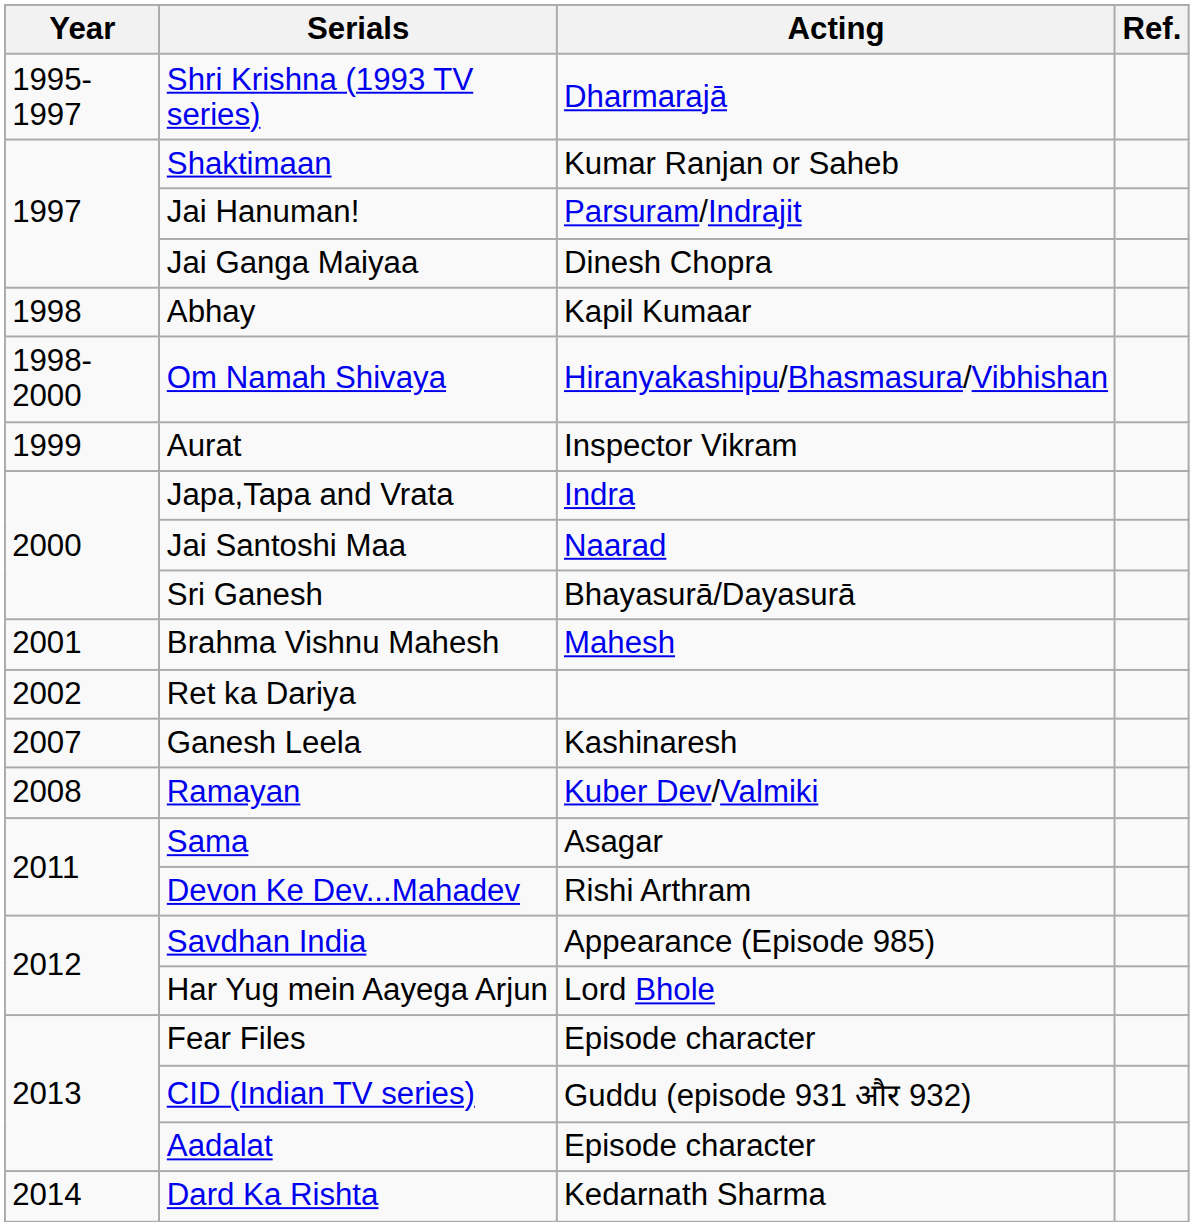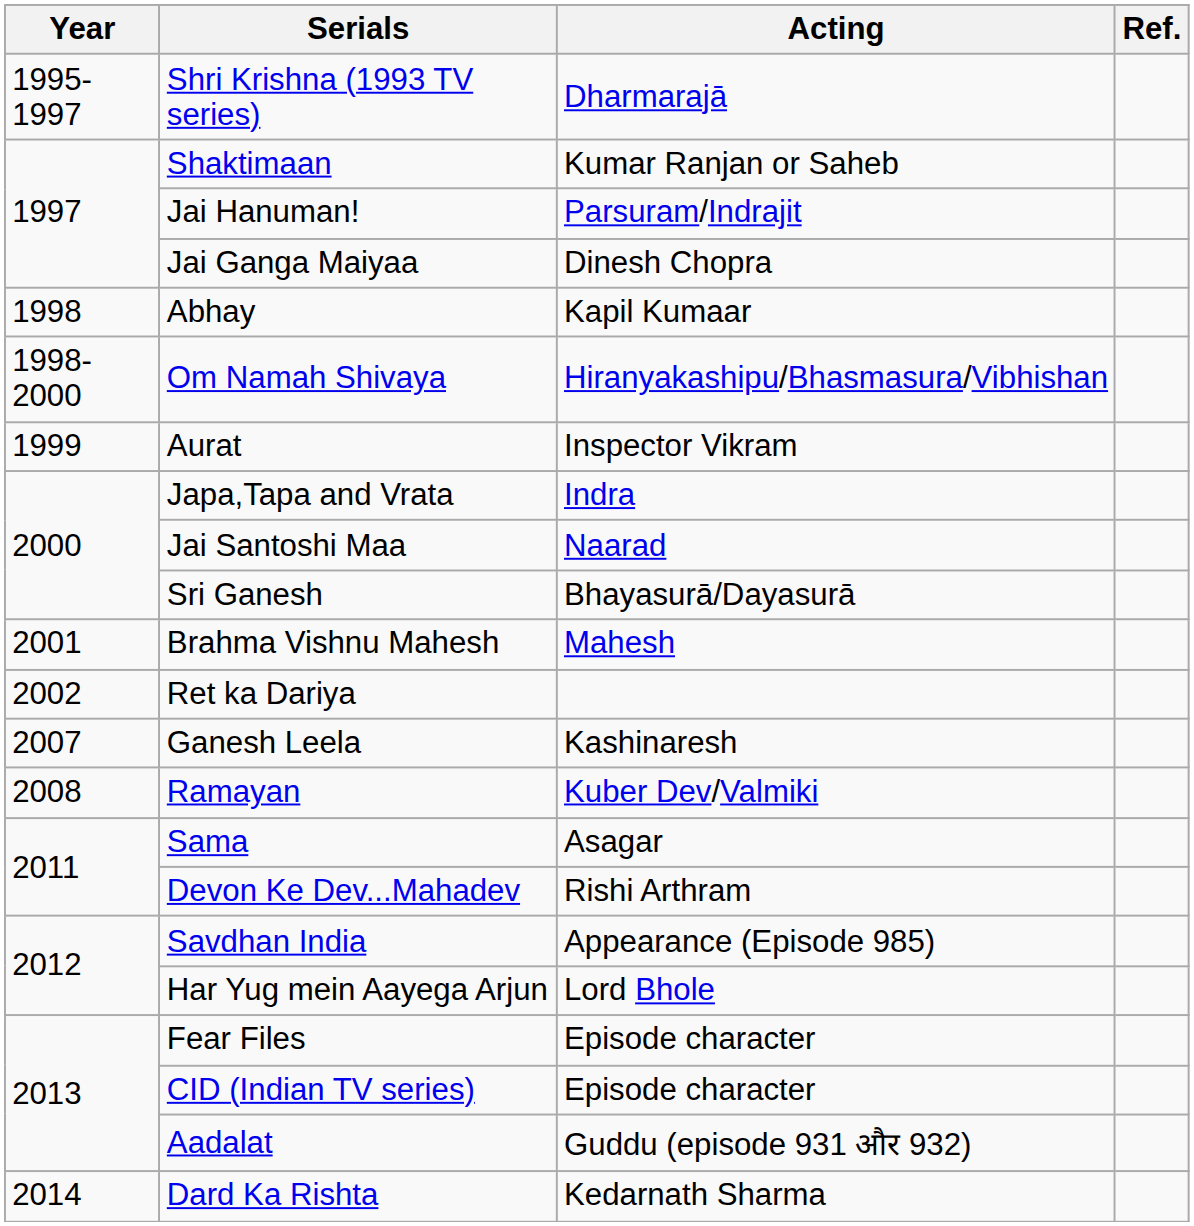(768, 1094) Guddu (episode 931 और 932) -> (690, 1089) Episode character
(690, 1146) Episode character -> (768, 1144) Guddu (episode 931 और 932)
